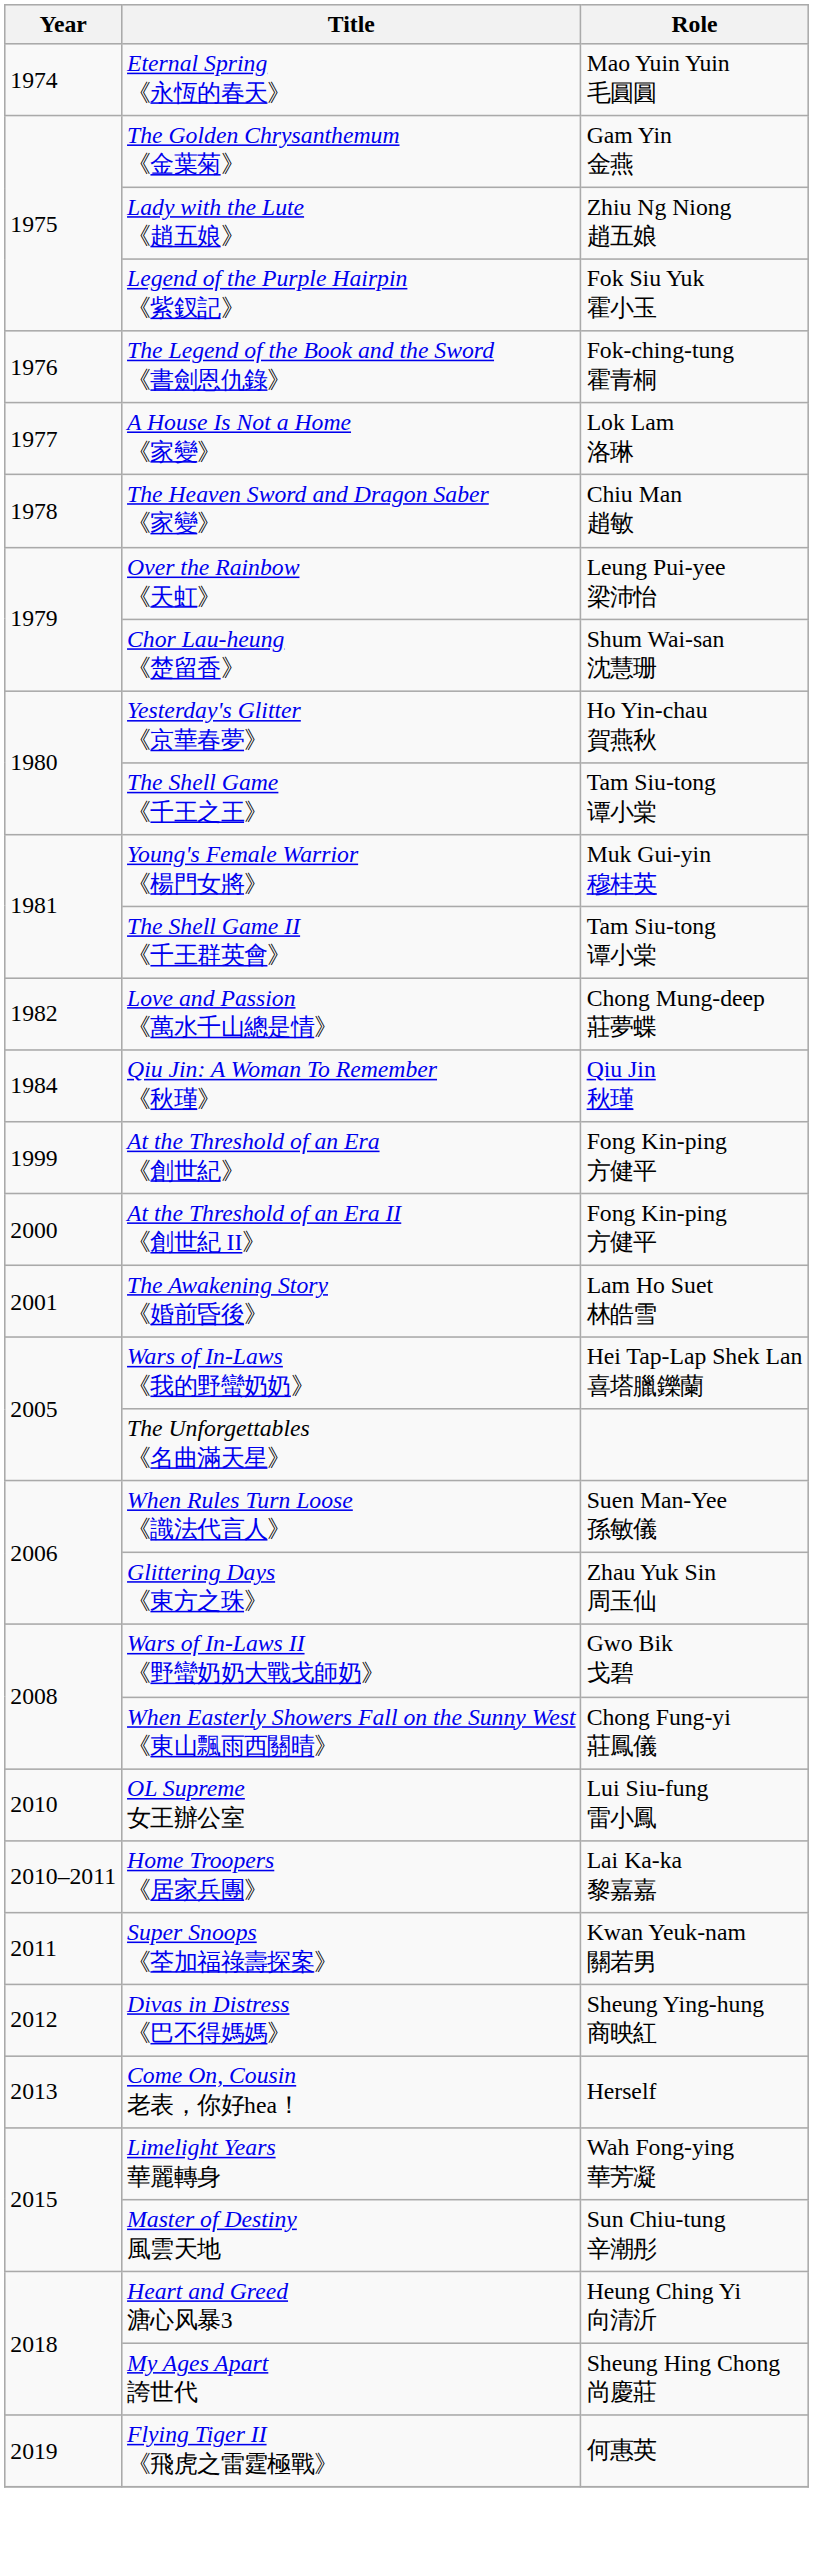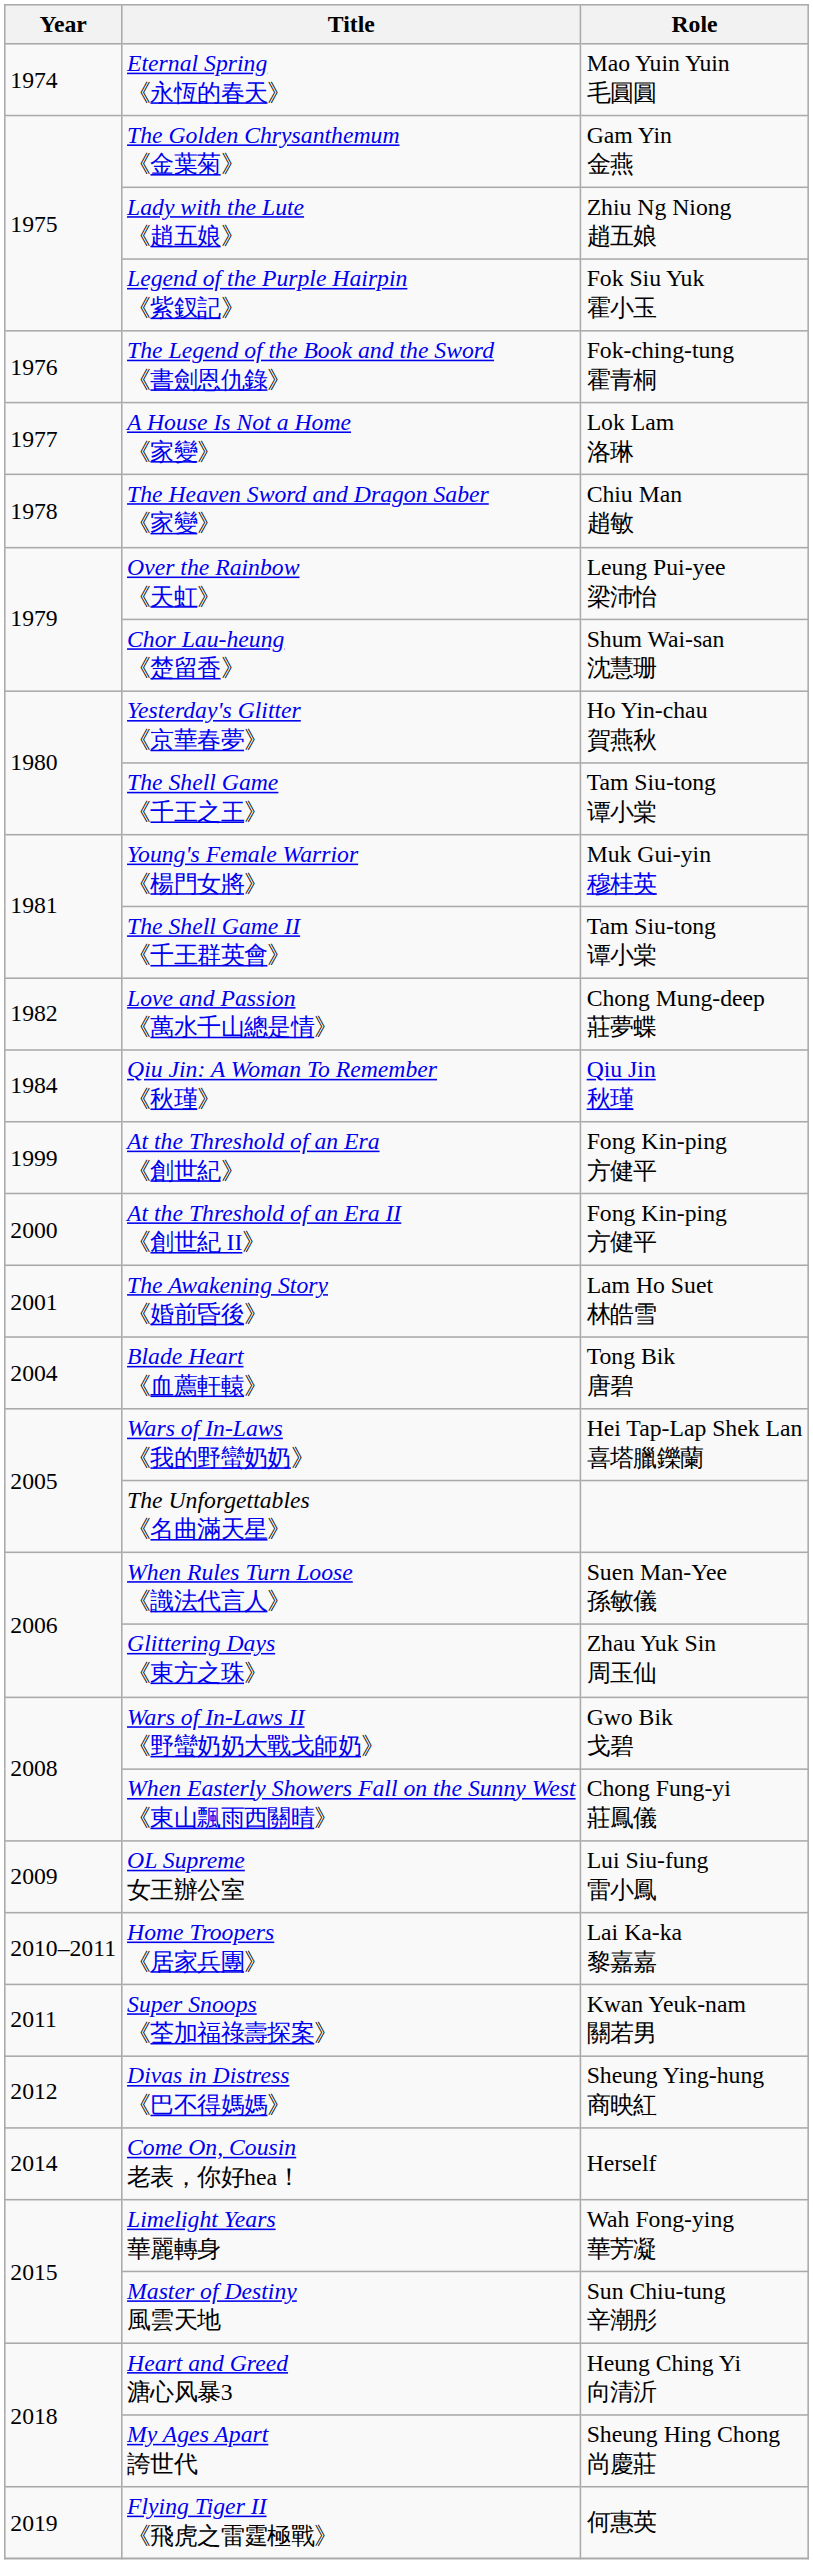+ row: (197, 1371)
(34, 1804) 2010 -> (34, 1876) 2009
(34, 2091) 2013 -> (34, 2163) 2014
